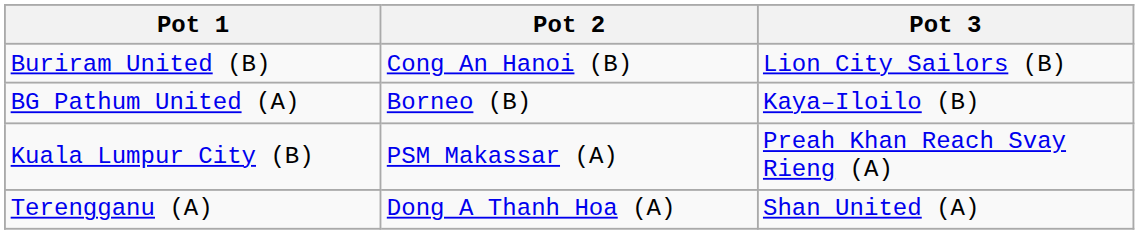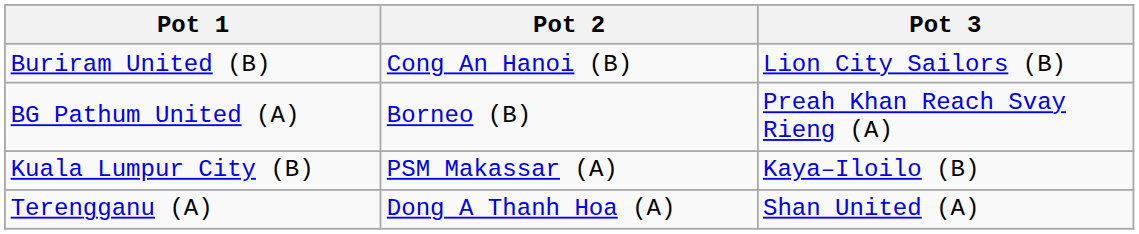(871, 103) Kaya–Iloilo (B) -> (915, 117) Preah Khan Reach Svay Rieng (A)
(915, 156) Preah Khan Reach Svay Rieng (A) -> (871, 170) Kaya–Iloilo (B)
